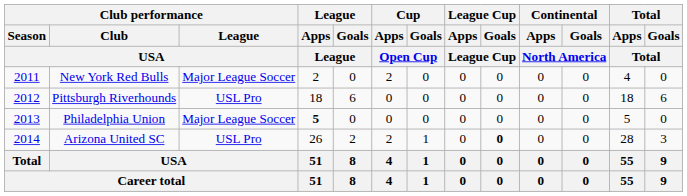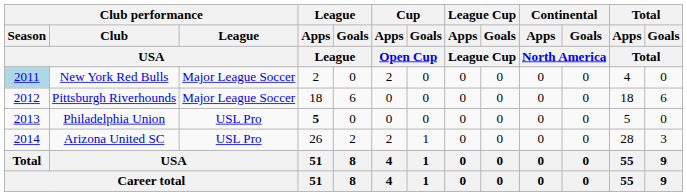(27, 77) no background -> (27, 77) lightblue background
(239, 98) USL Pro -> (239, 98) Major League Soccer
(239, 118) Major League Soccer -> (239, 118) USL Pro
(500, 139) bold -> (500, 139) normal
